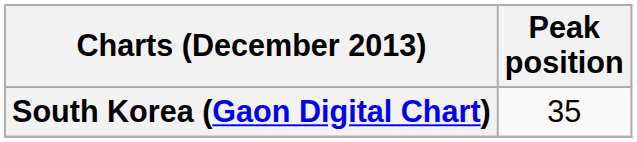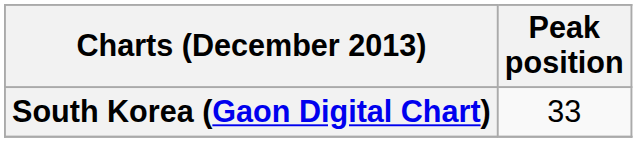(564, 111) 35 -> (564, 111) 33
